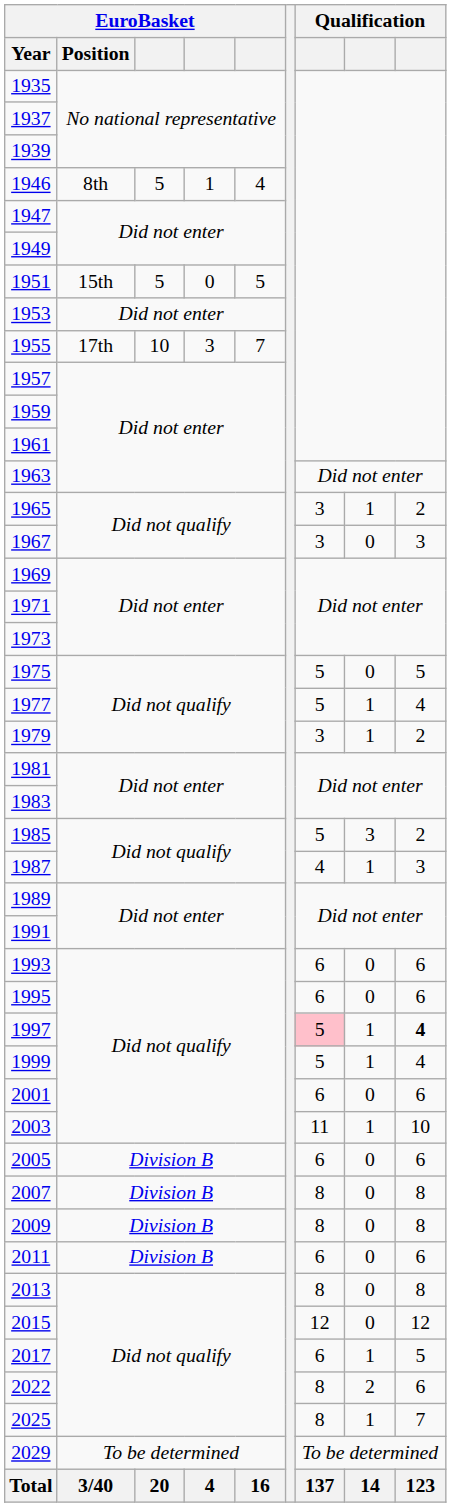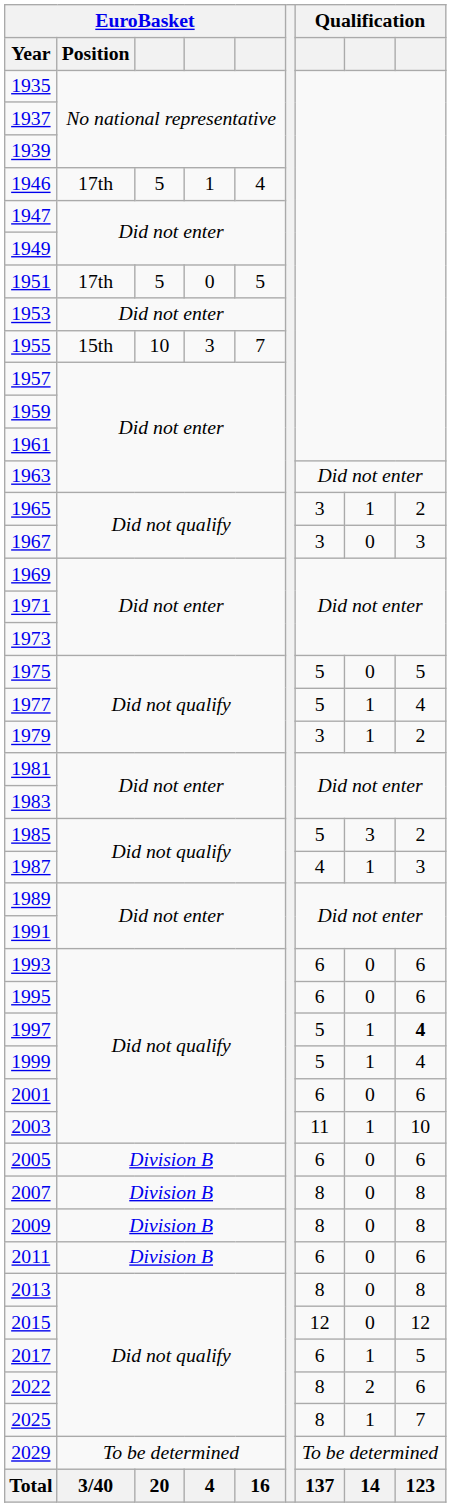(96, 183) 8th -> (96, 183) 17th
(96, 281) 15th -> (96, 281) 17th
(96, 346) 17th -> (96, 346) 15th
(320, 1029) pink background -> (320, 1029) no background
